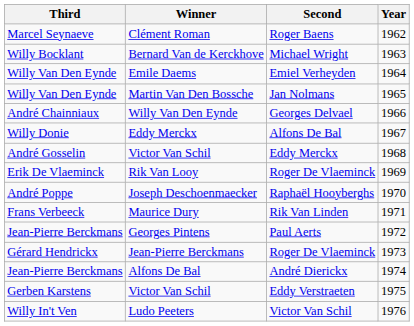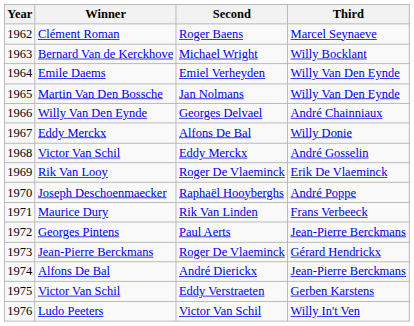columns swapped: (393, 14) <-> (65, 14)
